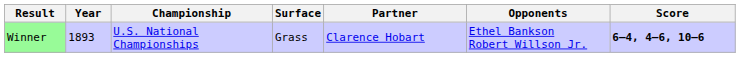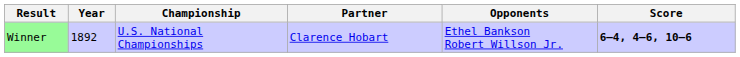- column: (298, 13)
(81, 37) 1893 -> (84, 37) 1892
